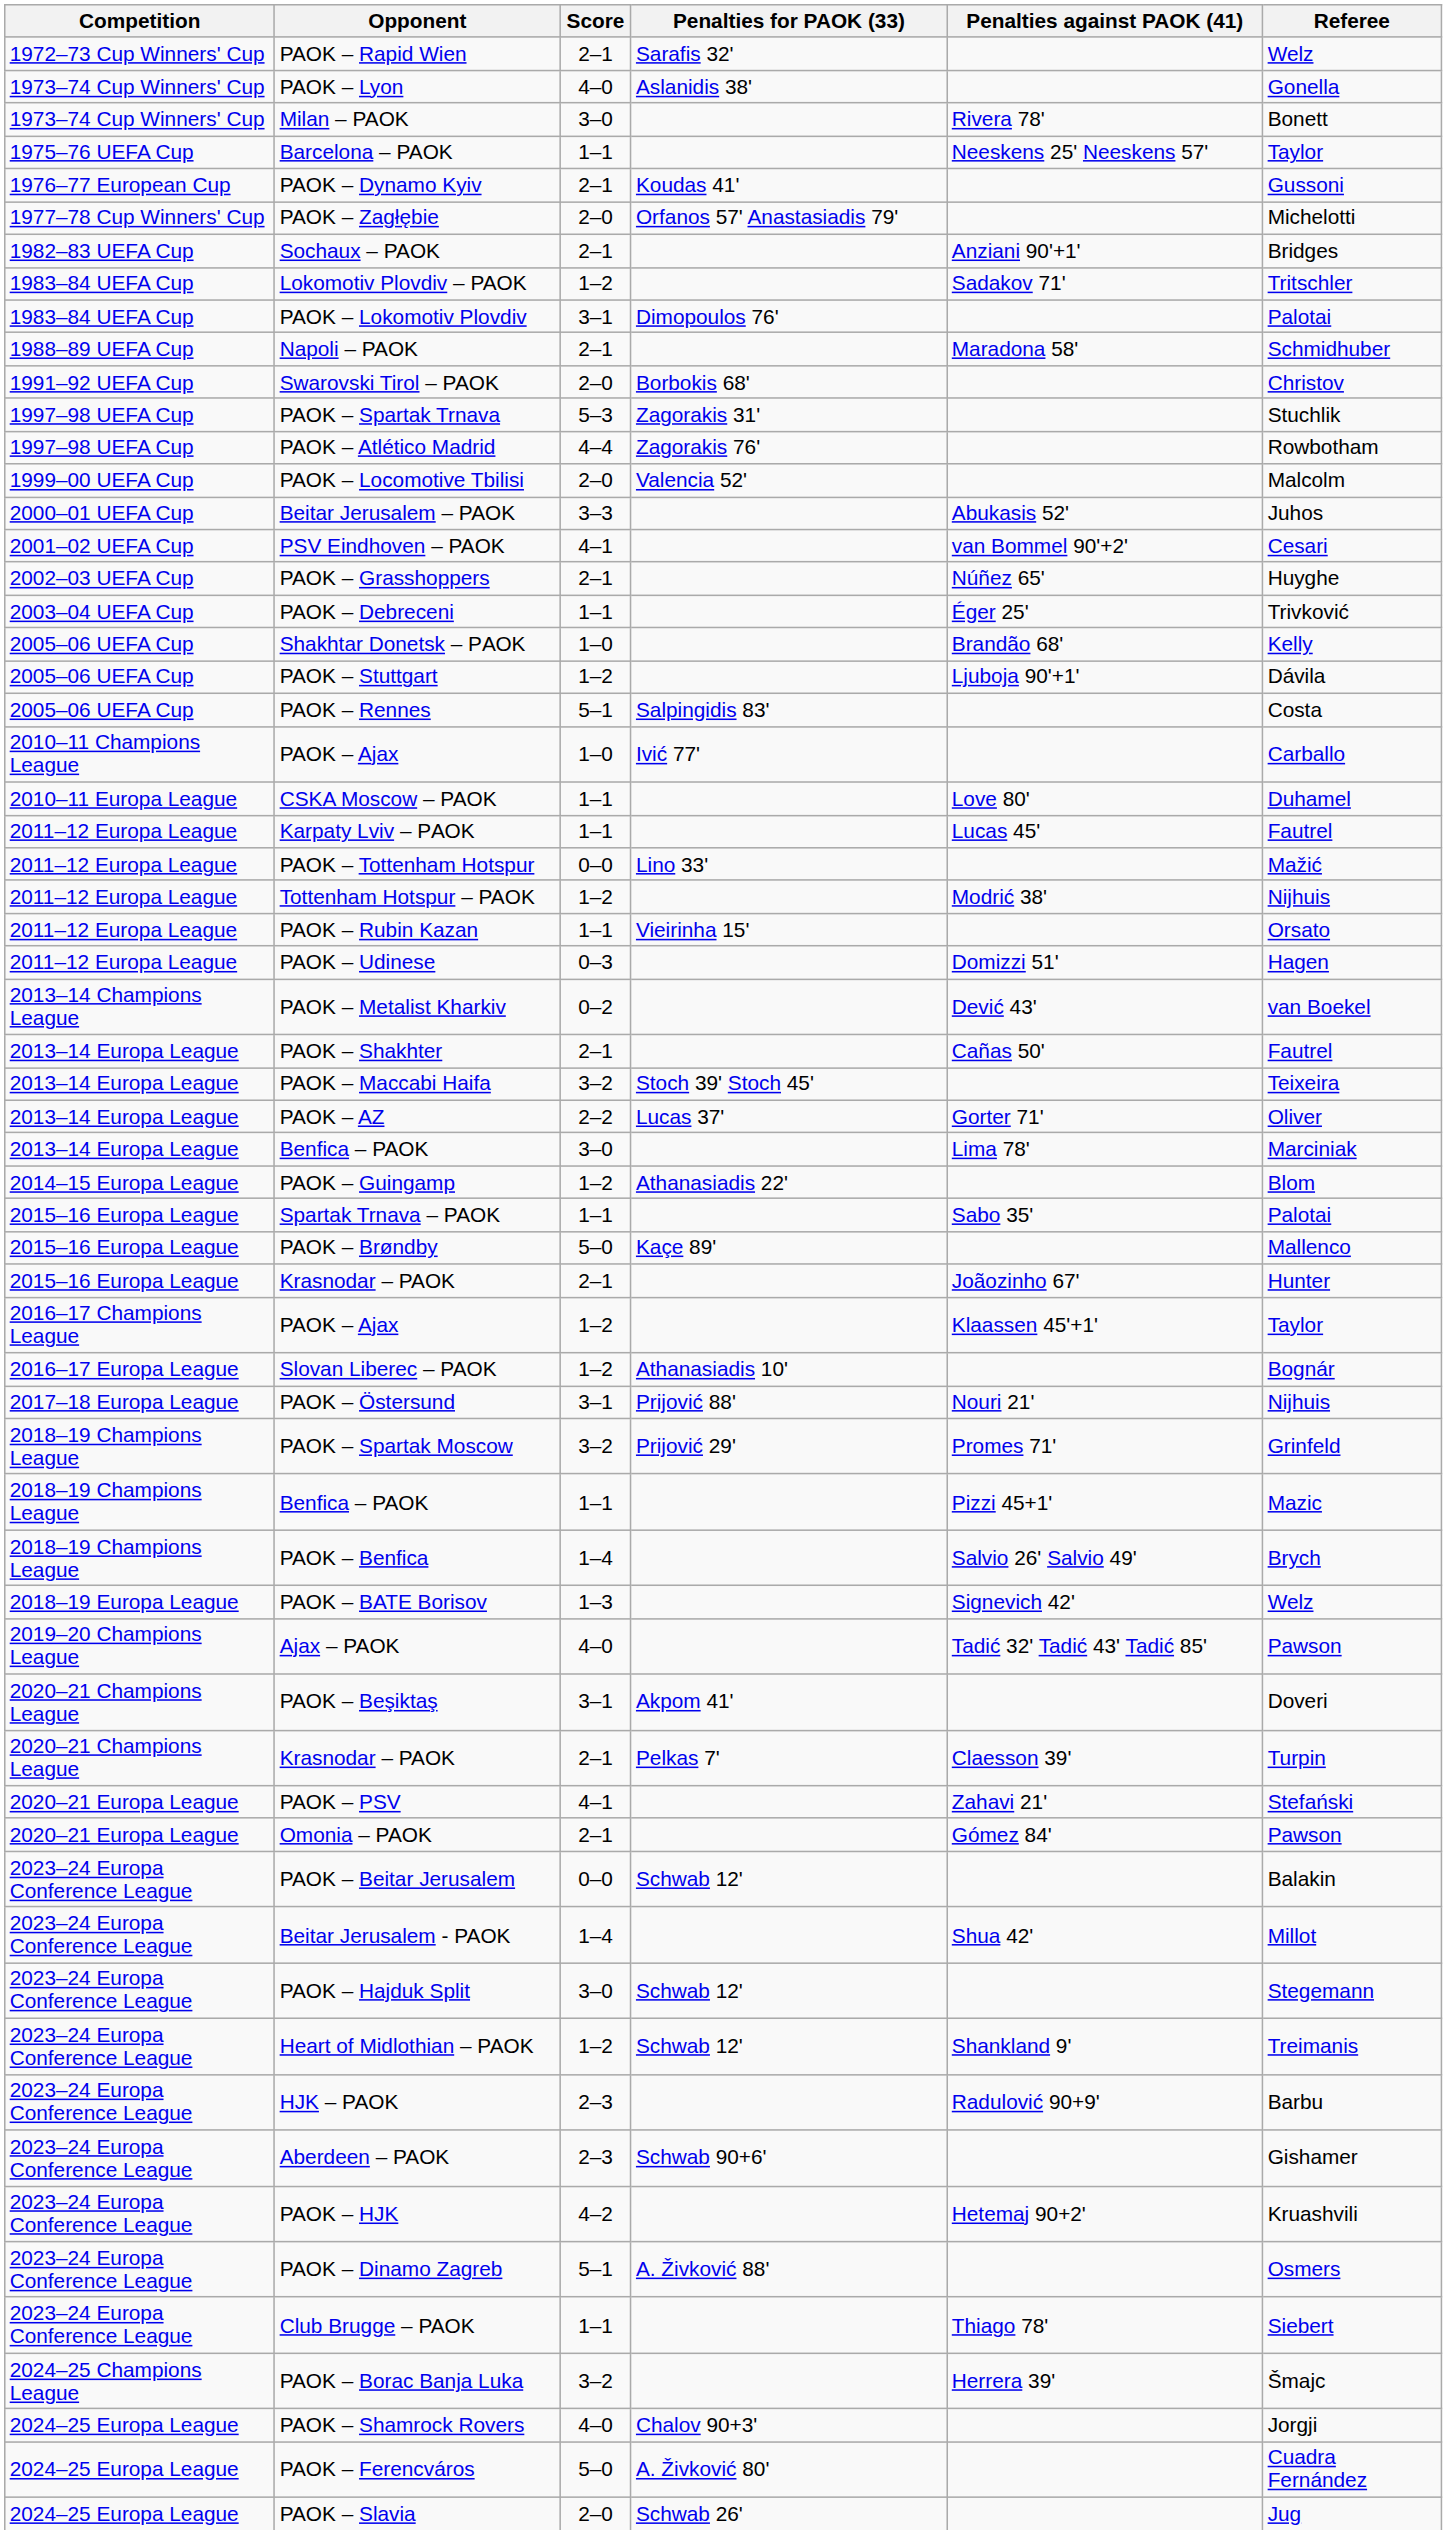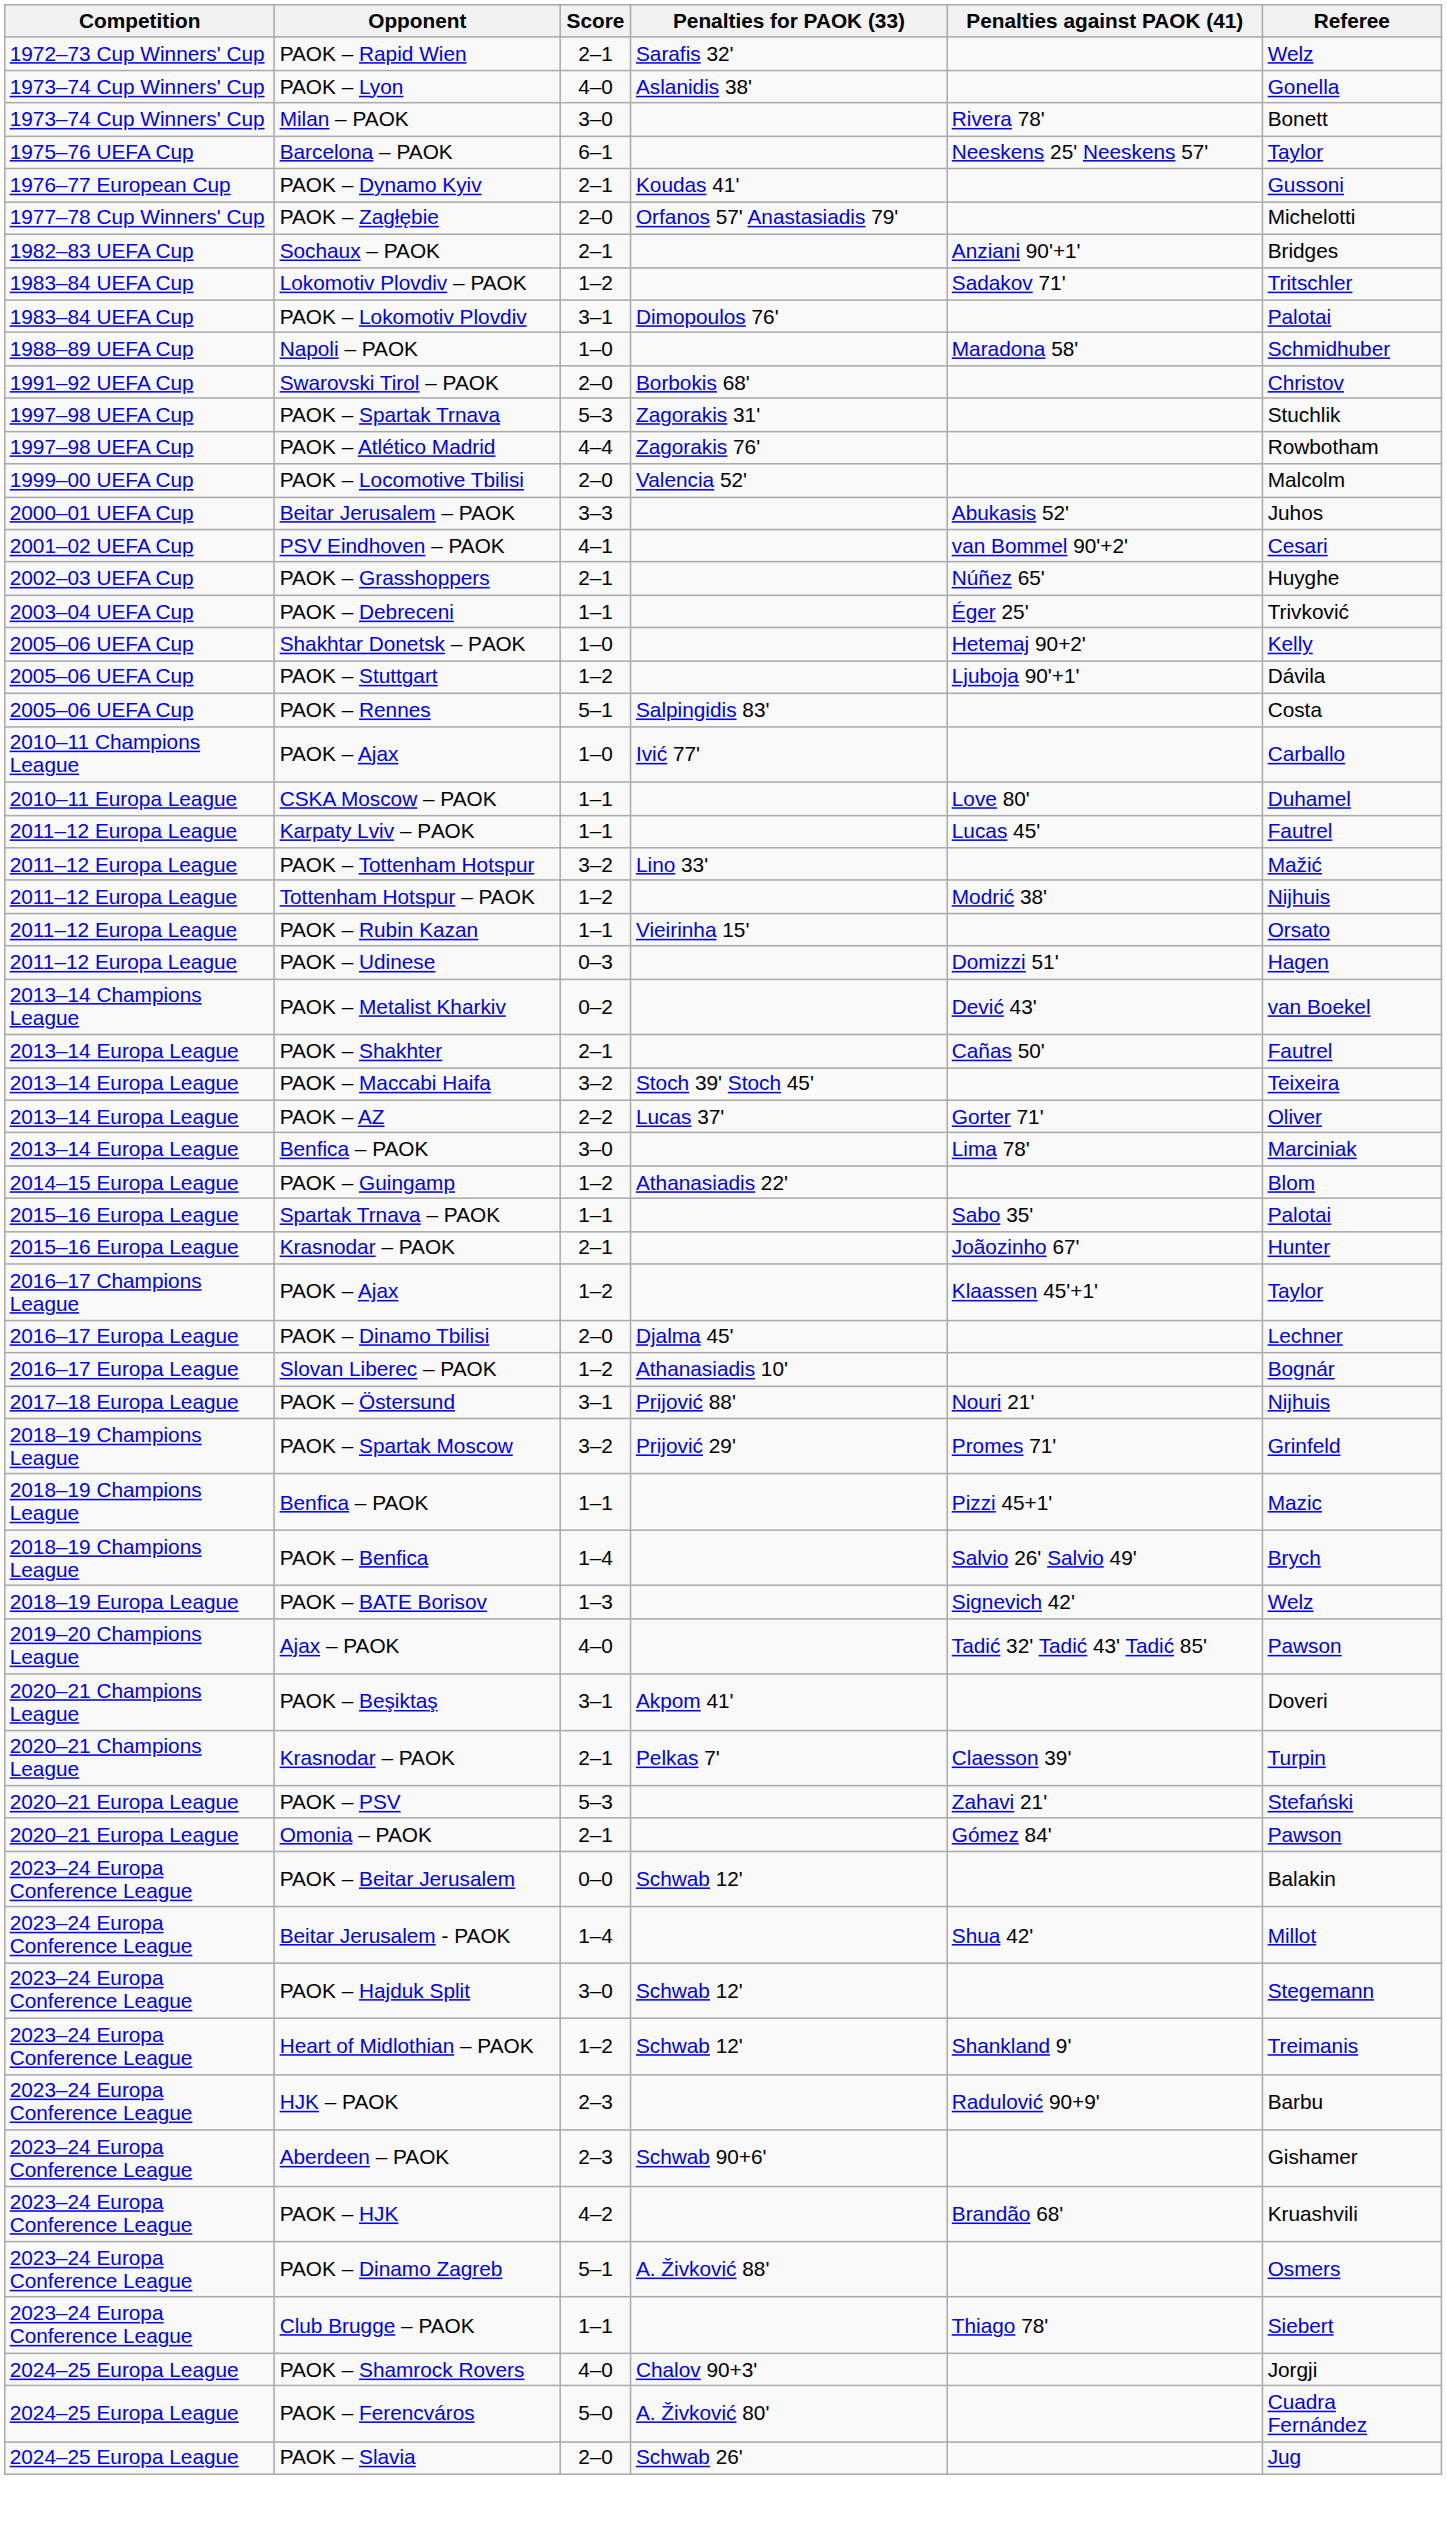(595, 152) 1–1 -> (595, 152) 6–1
(595, 349) 2–1 -> (595, 349) 1–0
(1008, 644) Brandão 68' -> (1019, 644) Hetemaj 90+2'
(595, 864) 0–0 -> (595, 864) 3–2
- row: (124, 1247)
+ row: (124, 1336)
(595, 1802) 4–1 -> (595, 1802) 5–3
(1019, 2213) Hetemaj 90+2' -> (1008, 2213) Brandão 68'
- row: (106, 2380)
